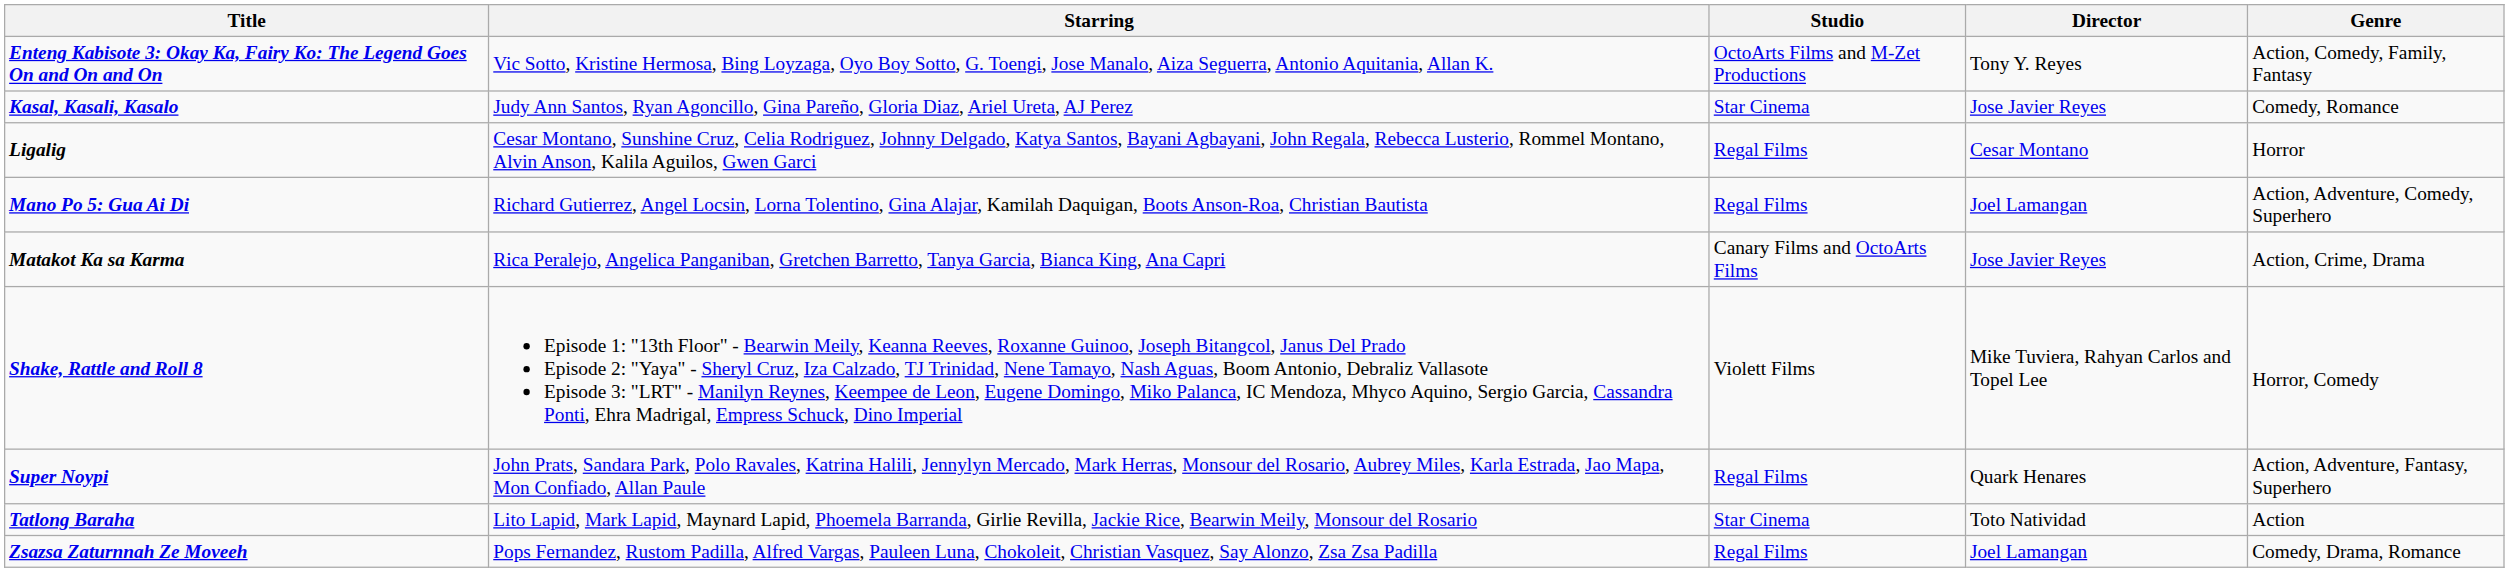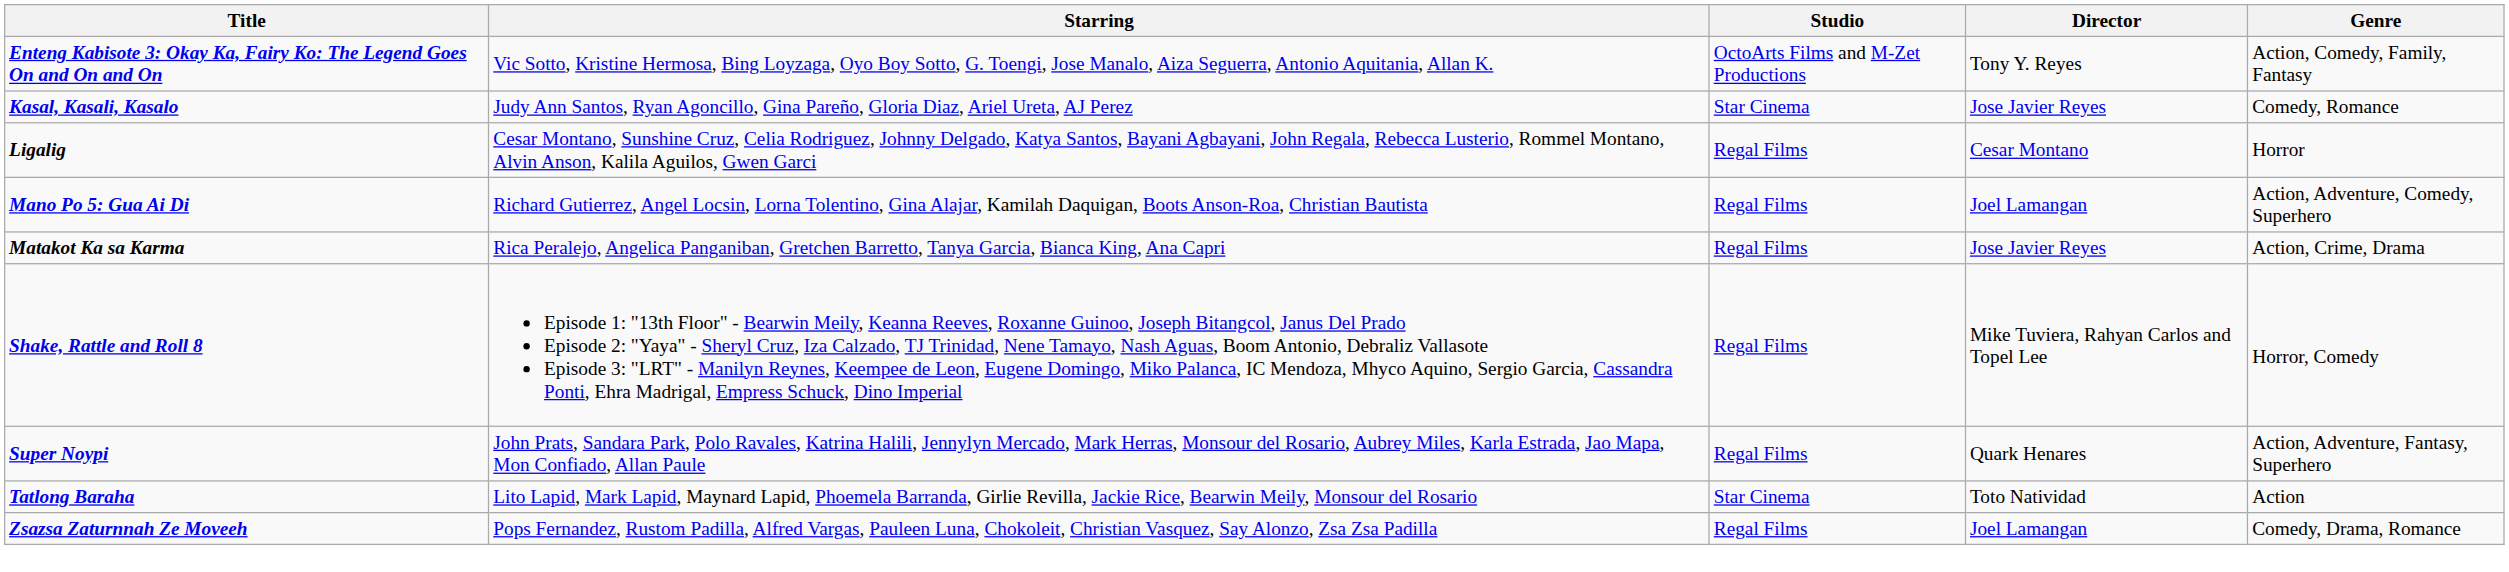(1820, 259) Canary Films and OctoArts Films -> (1761, 248) Regal Films
(1764, 368) Violett Films -> (1761, 345) Regal Films
